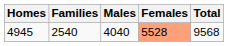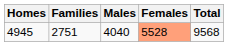(64, 32) 2540 -> (64, 32) 2751
